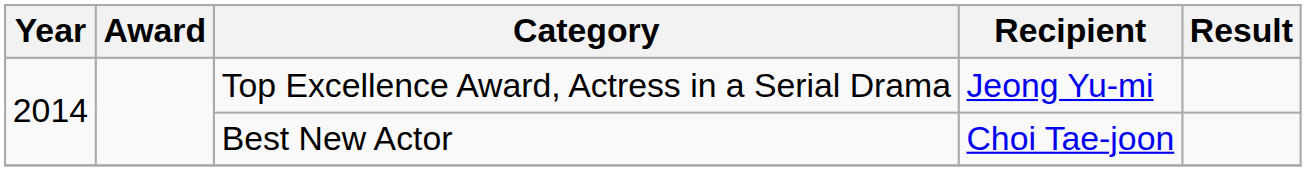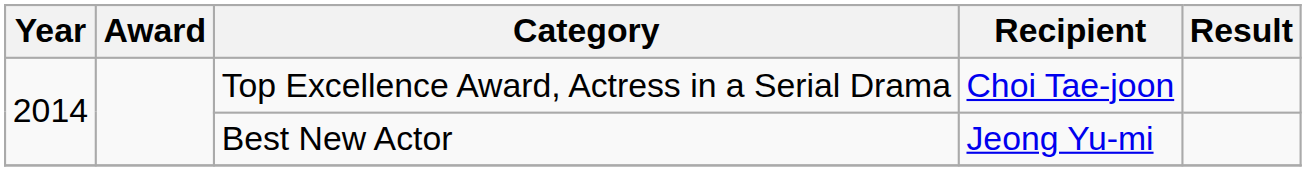(1060, 84) Jeong Yu-mi -> (1070, 84) Choi Tae-joon
(1070, 138) Choi Tae-joon -> (1060, 138) Jeong Yu-mi
